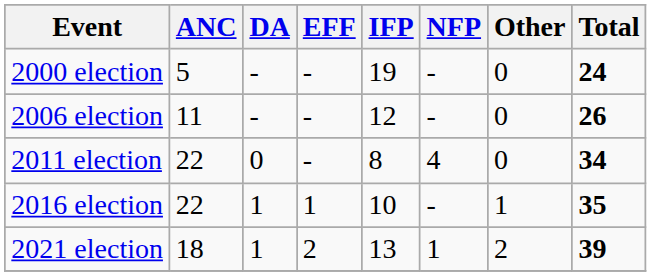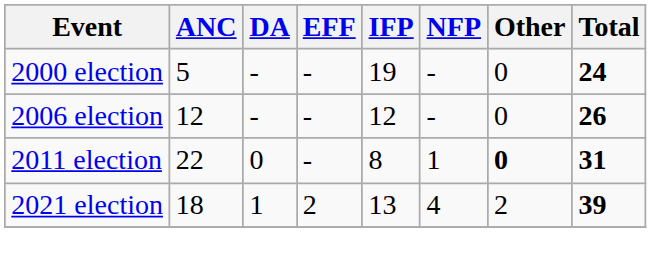(189, 115) 11 -> (190, 115) 12
(434, 159) 4 -> (434, 159) 1
(501, 159) normal -> (501, 159) bold
(592, 159) 34 -> (592, 159) 31
- row: (87, 204)
(434, 248) 1 -> (434, 204) 4
